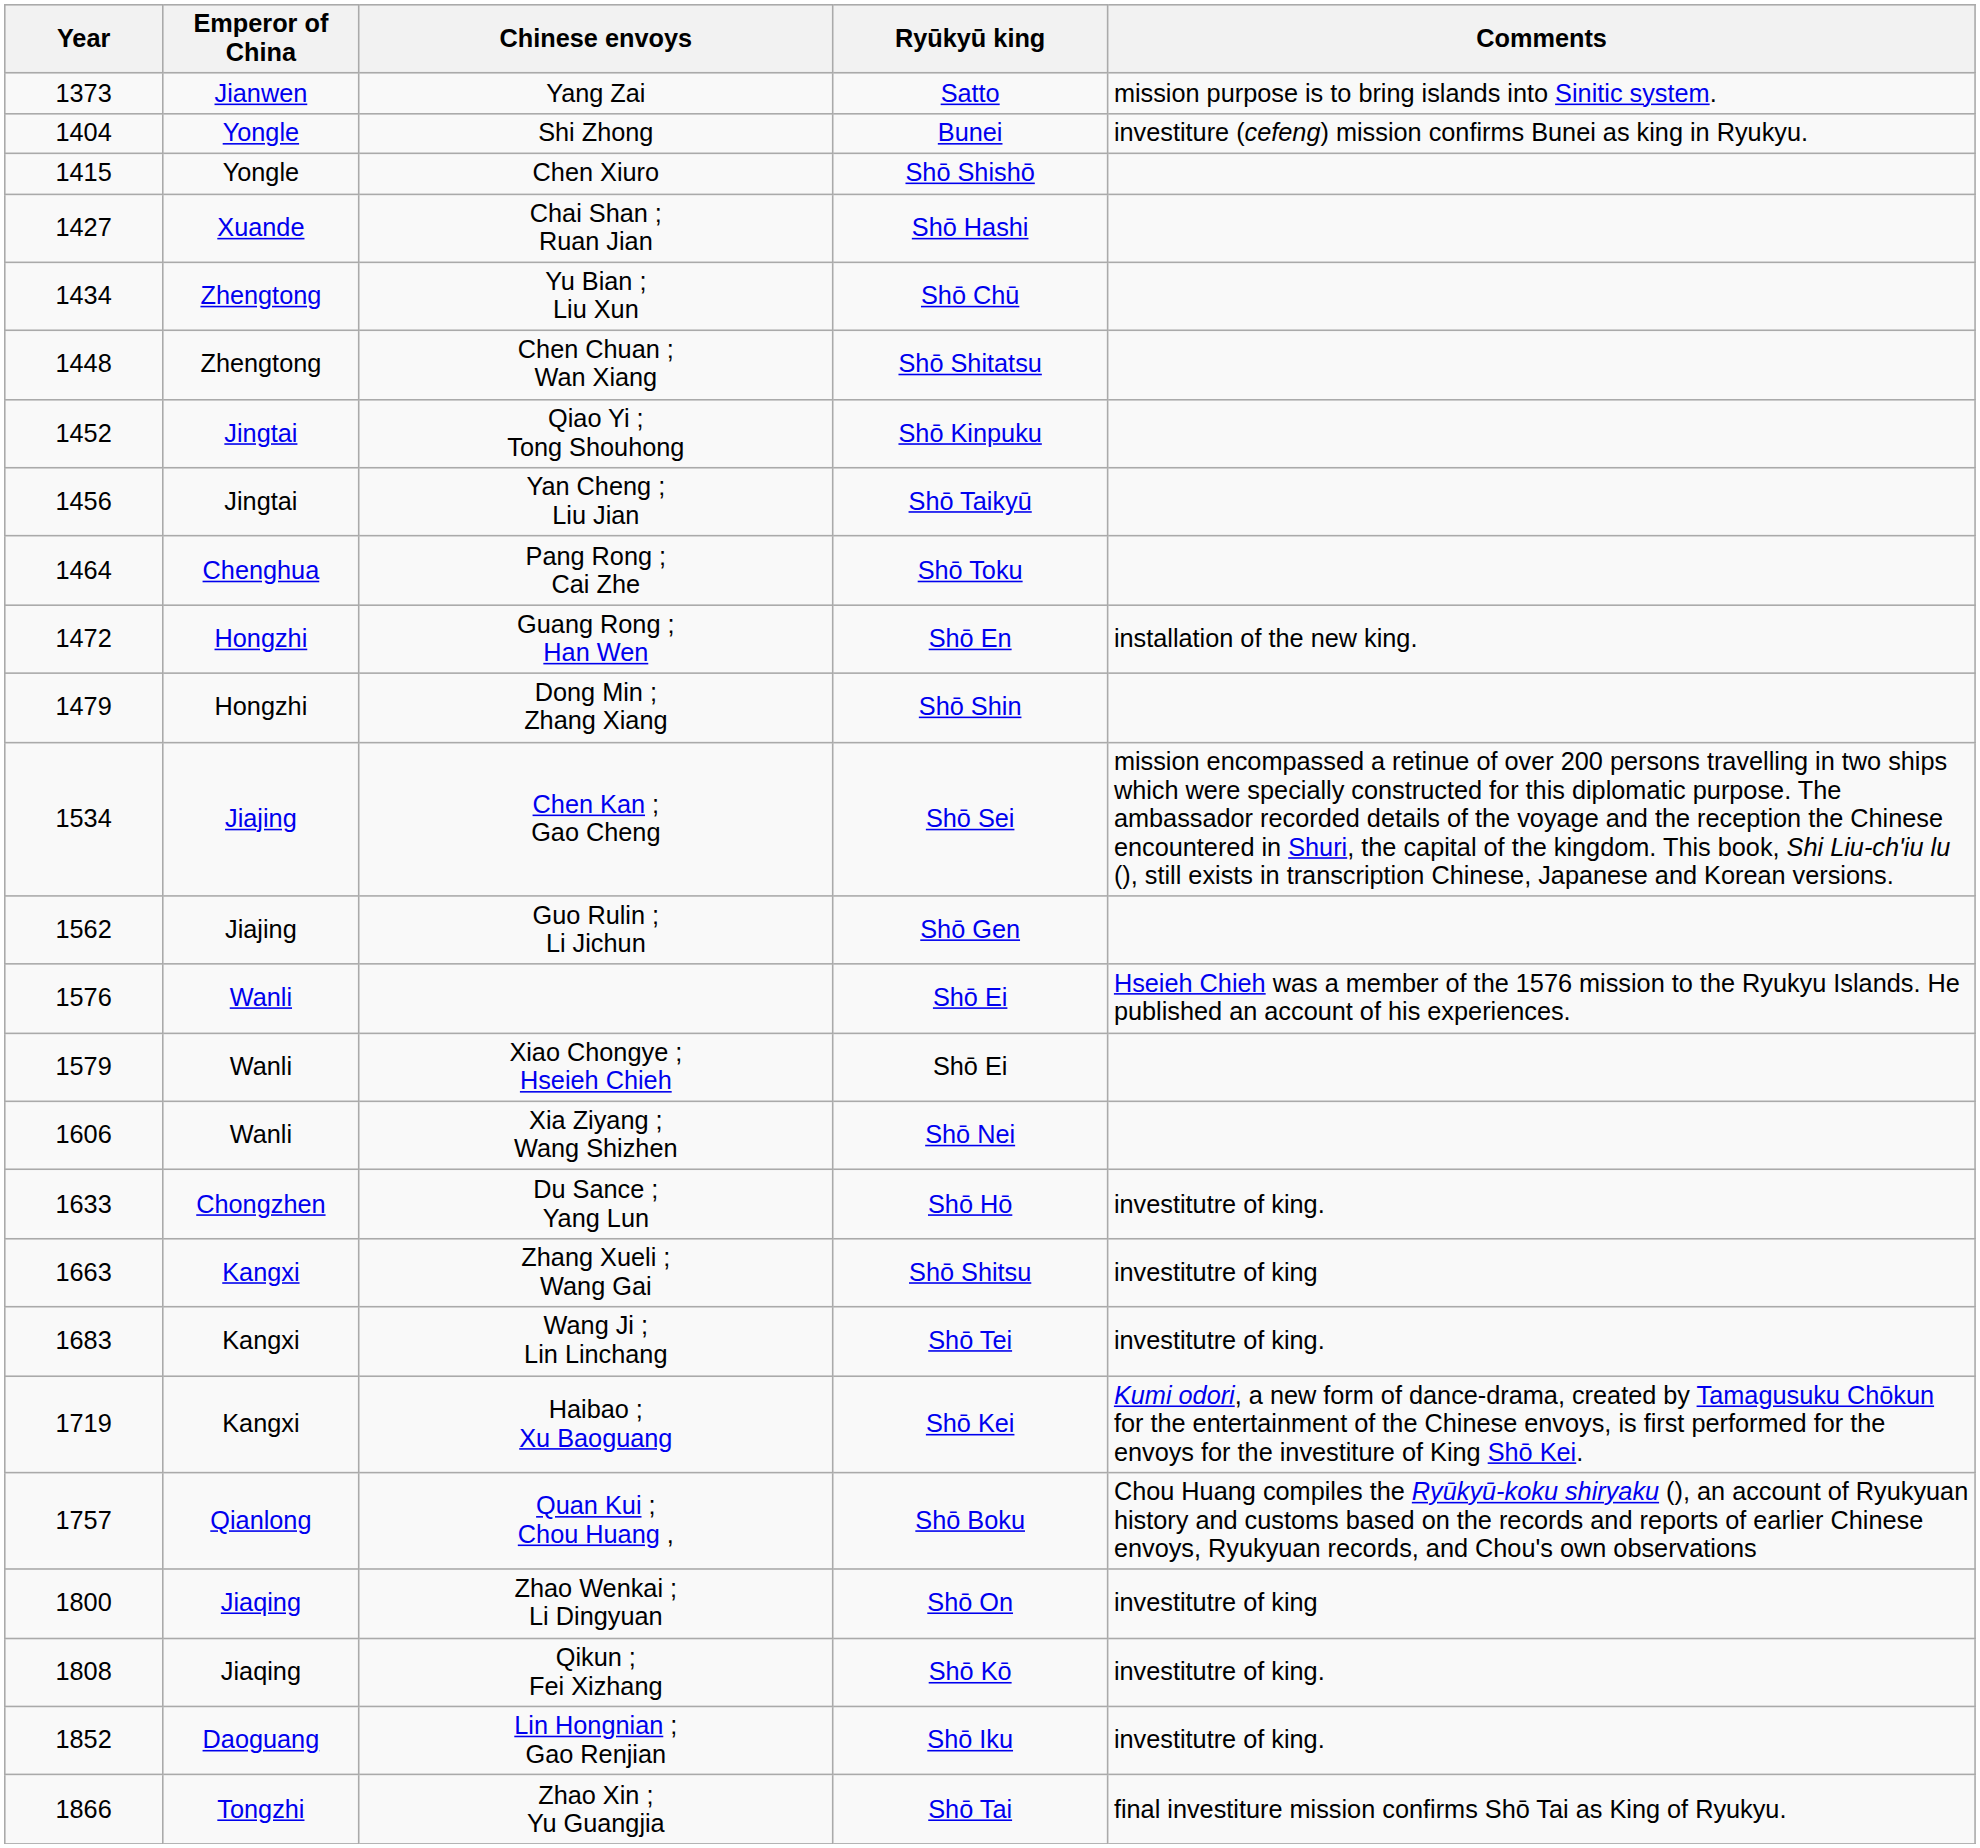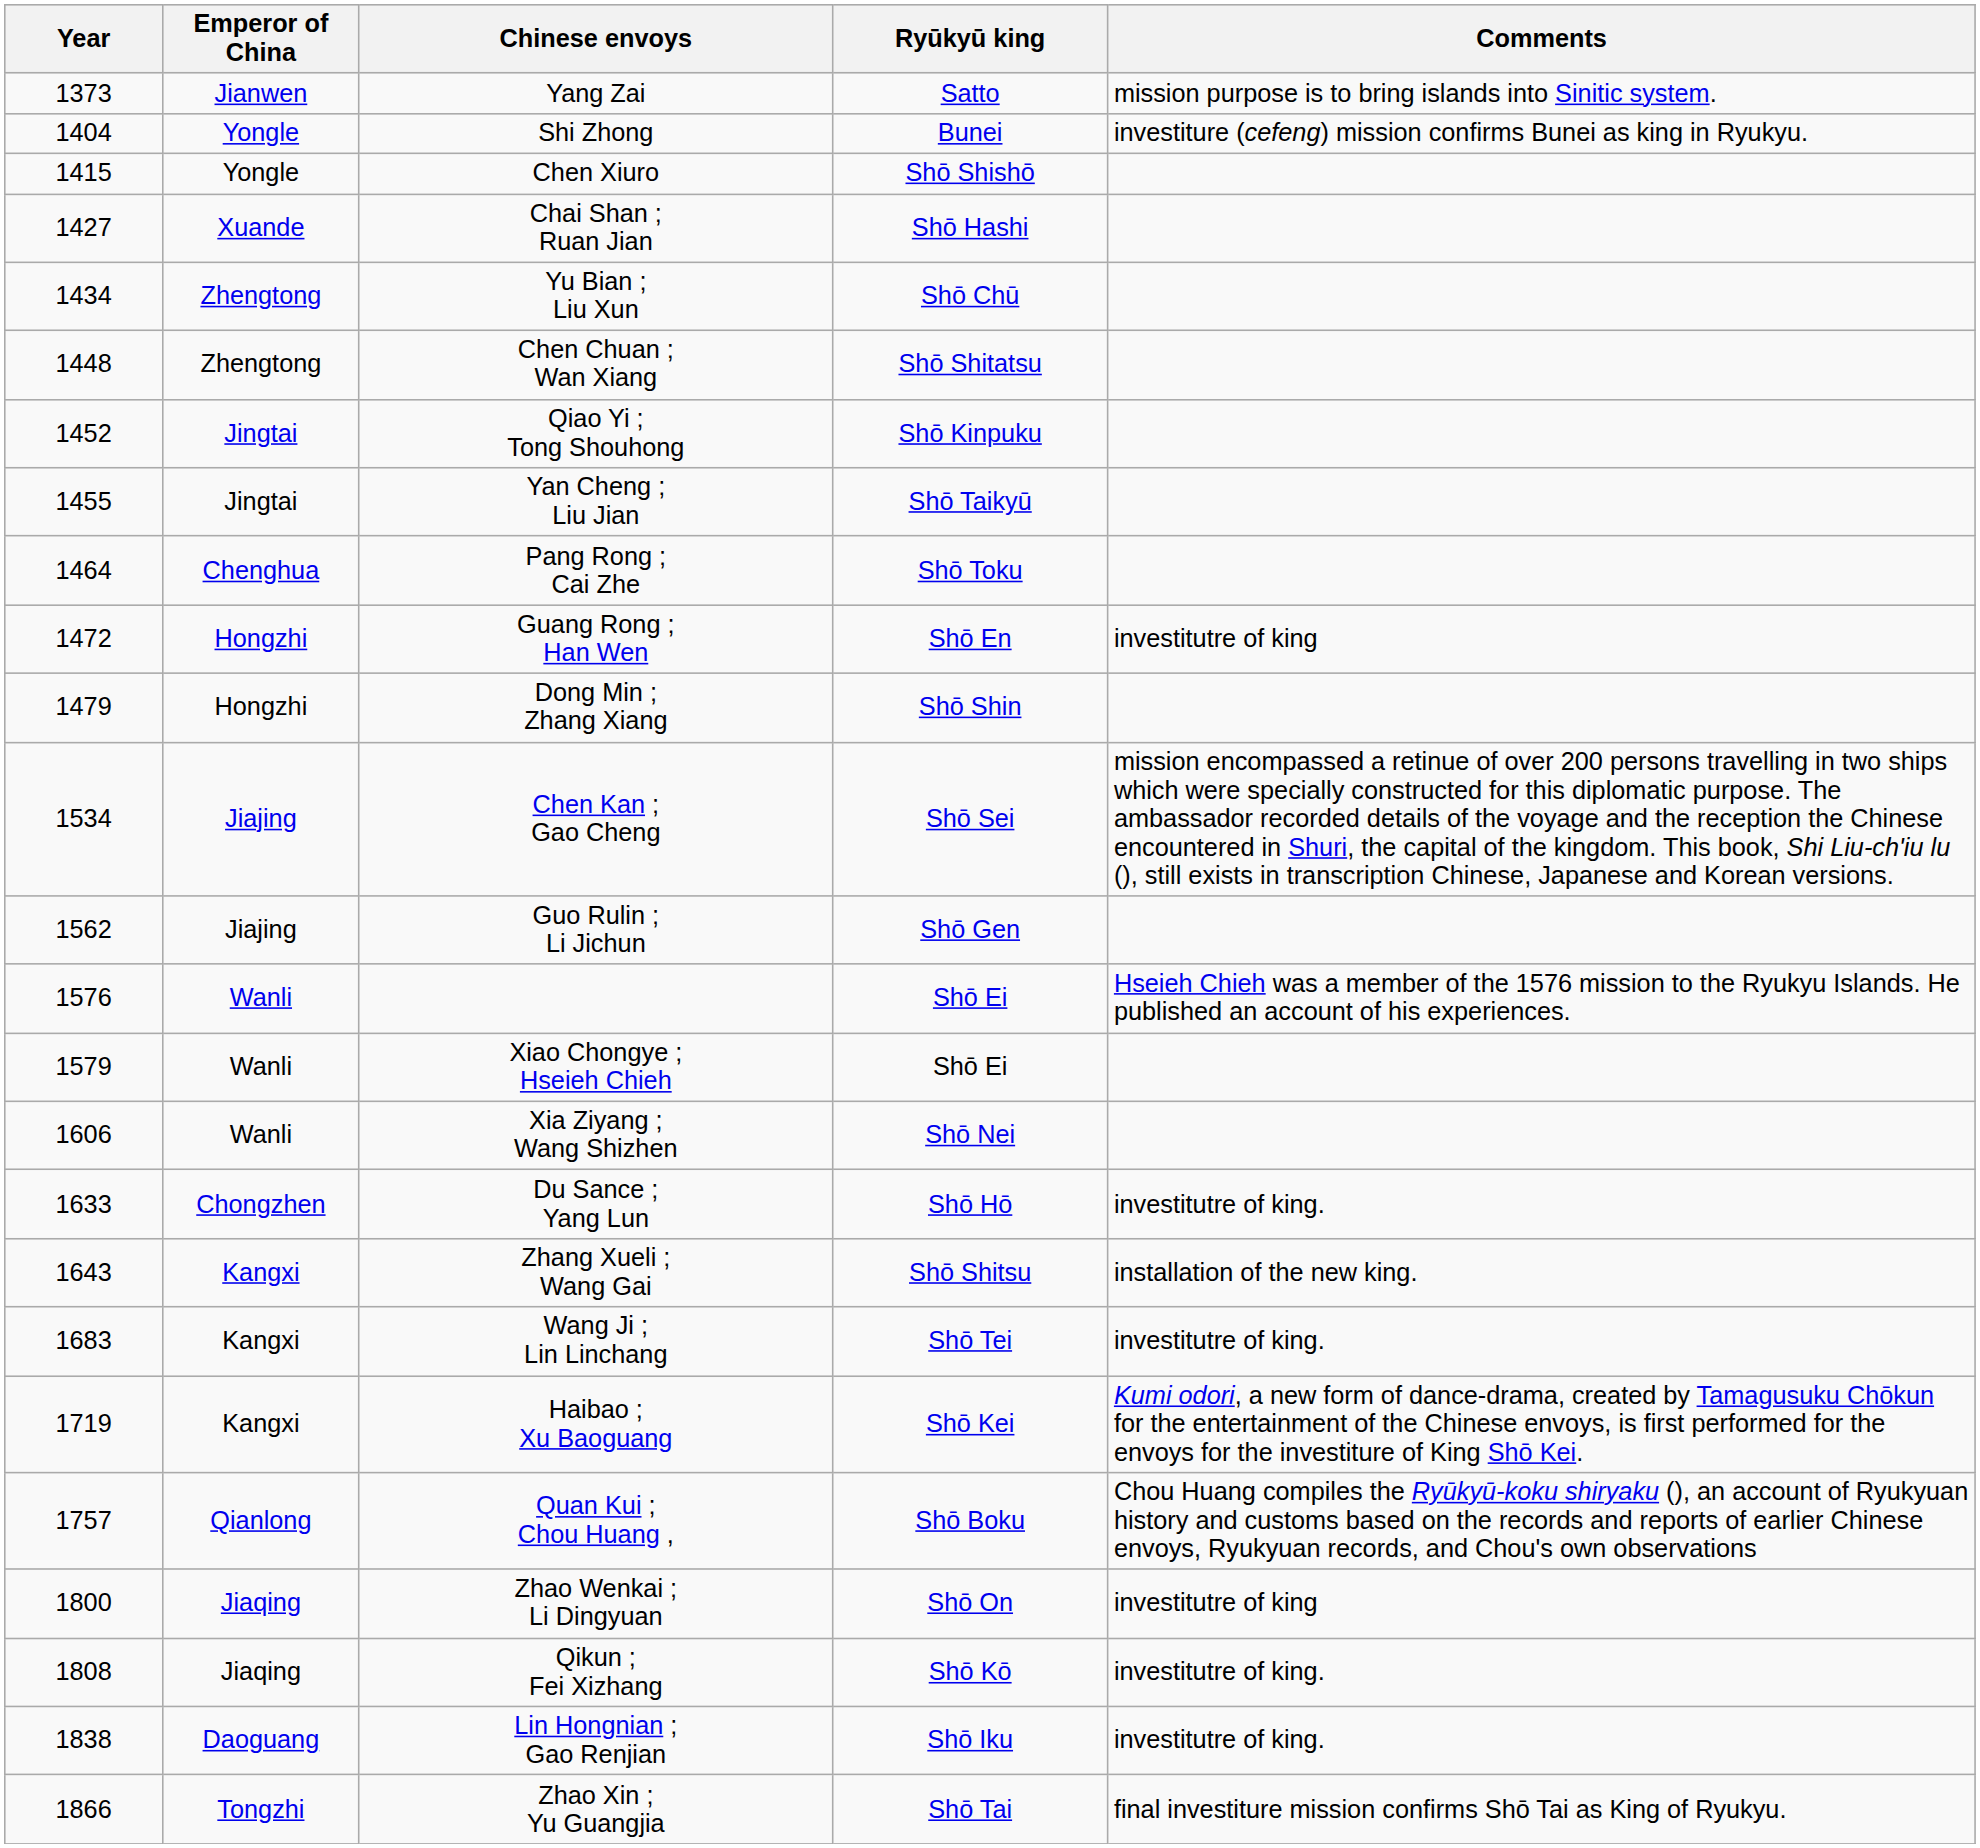(84, 501) 1456 -> (84, 501) 1455
(1266, 638) installation of the new king. -> (1216, 638) investitutre of king
(84, 1272) 1663 -> (84, 1272) 1643
(1216, 1272) investitutre of king -> (1266, 1272) installation of the new king.
(84, 1740) 1852 -> (84, 1740) 1838
